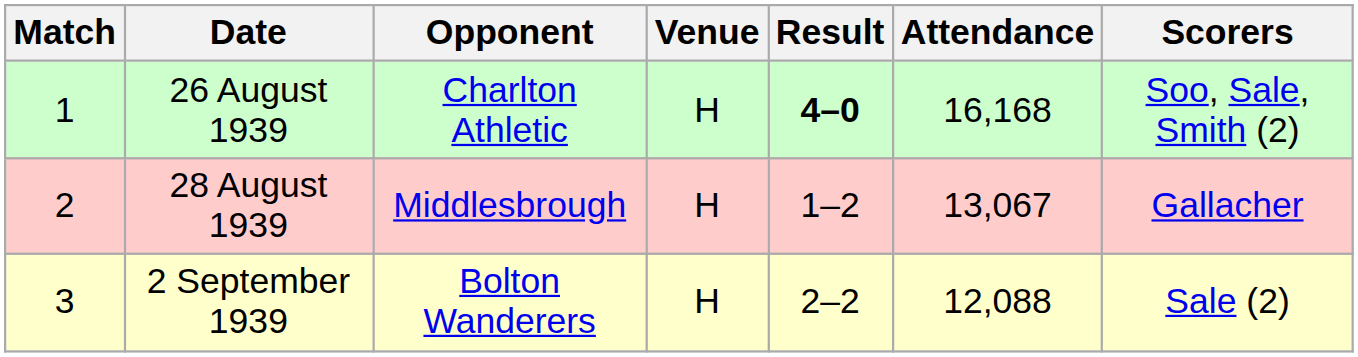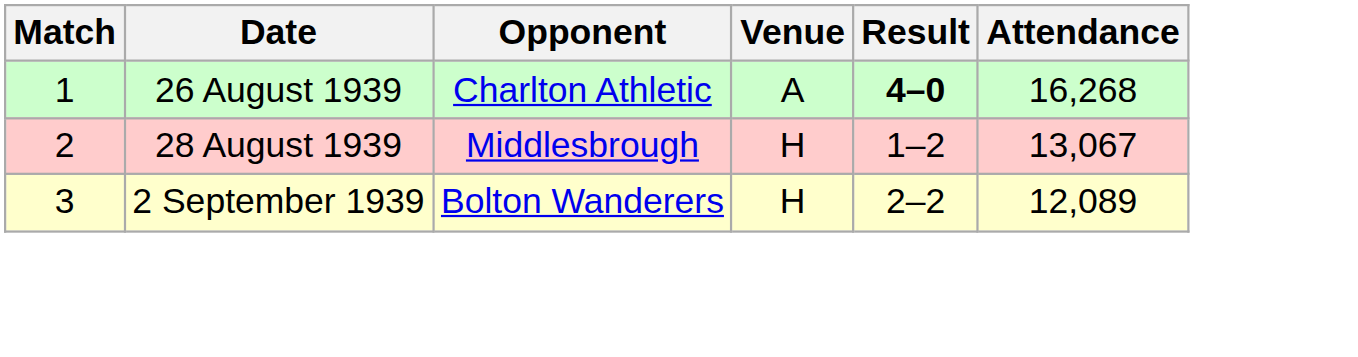- column: (1228, 32)
(707, 108) H -> (793, 88) A
(998, 108) 16,168 -> (1083, 88) 16,268
(998, 301) 12,088 -> (1083, 201) 12,089
